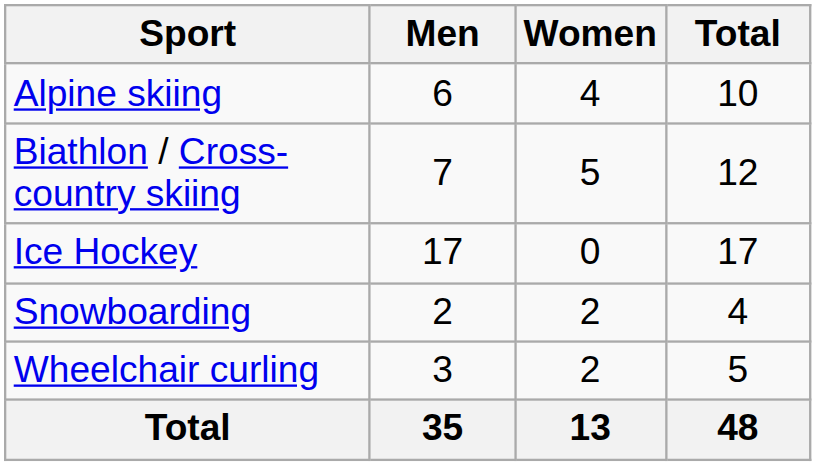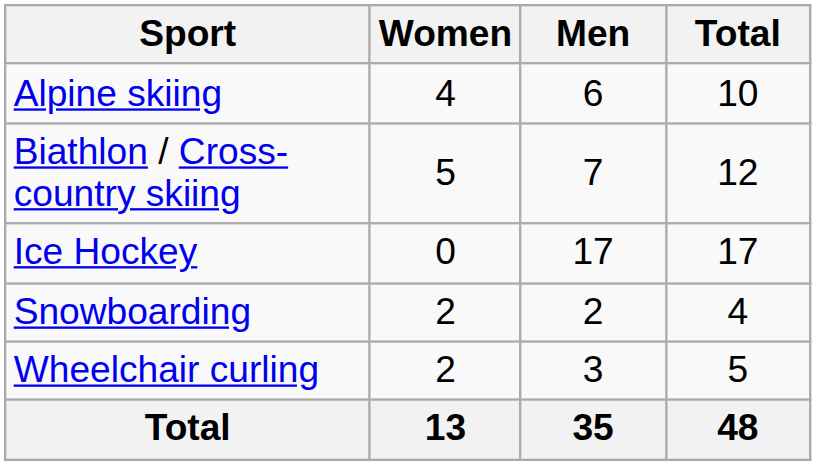columns swapped: (443, 33) <-> (590, 33)
